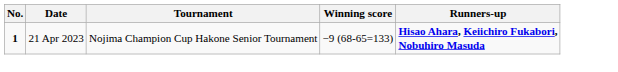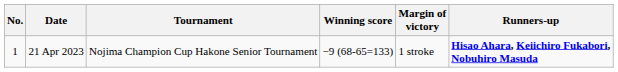+ column: (422, 20)
(15, 38) bold -> (15, 51) normal
